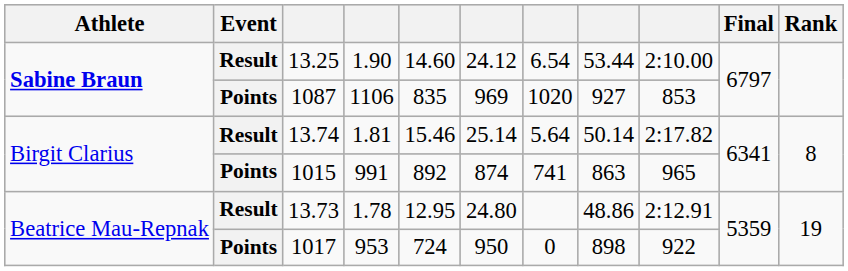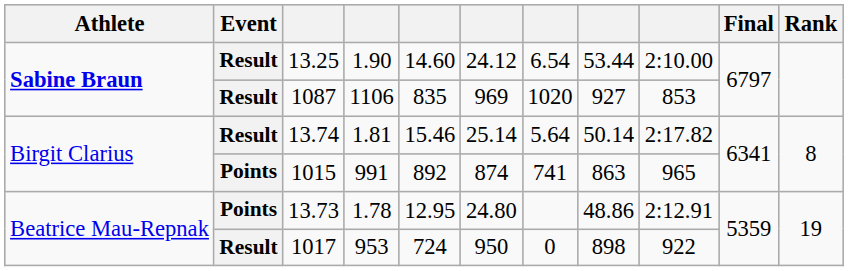(249, 98) Points -> (249, 98) Result
(249, 209) Result -> (249, 209) Points
(249, 247) Points -> (249, 247) Result
